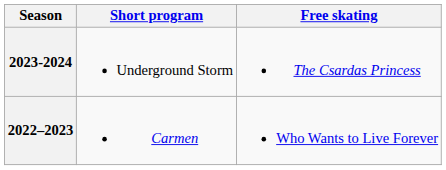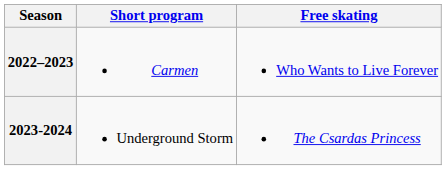rows swapped: (41, 61) <-> (41, 130)
